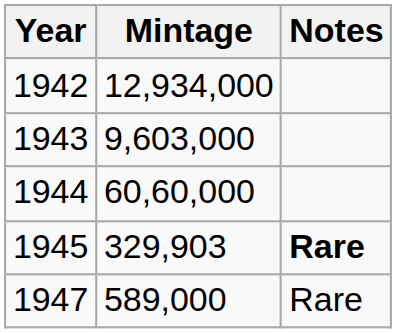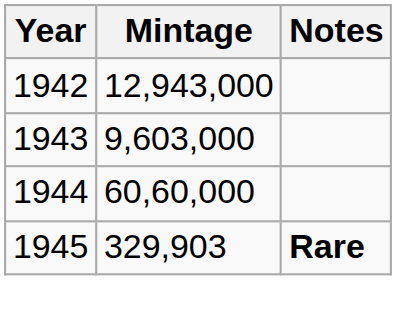(189, 85) 12,934,000 -> (189, 85) 12,943,000
- row: (51, 300)
